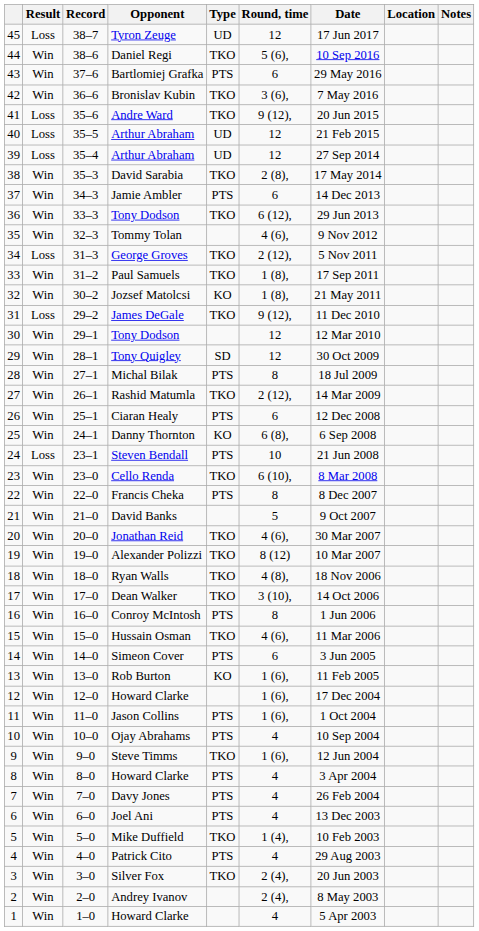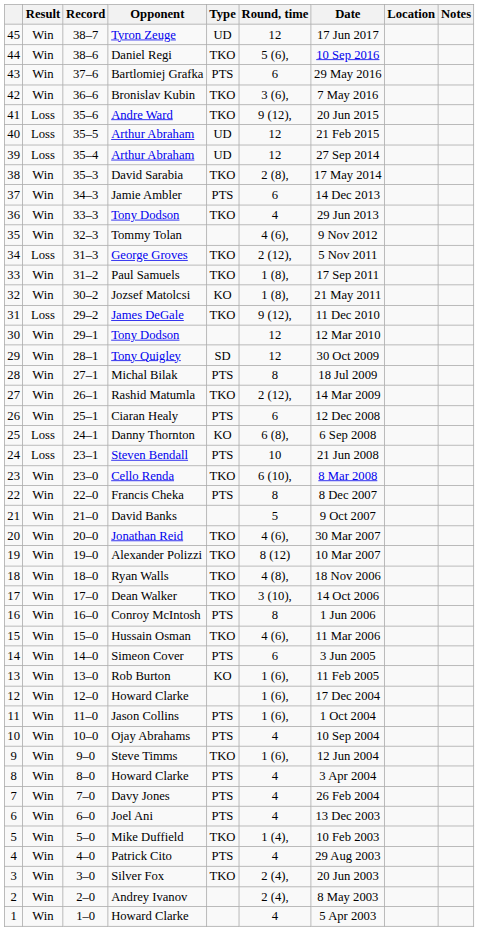(43, 34) Loss -> (43, 34) Win
(275, 214) 6 (12), -> (275, 214) 4
(43, 435) Win -> (43, 435) Loss
